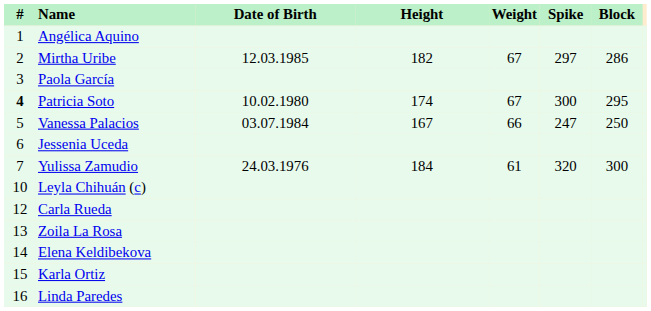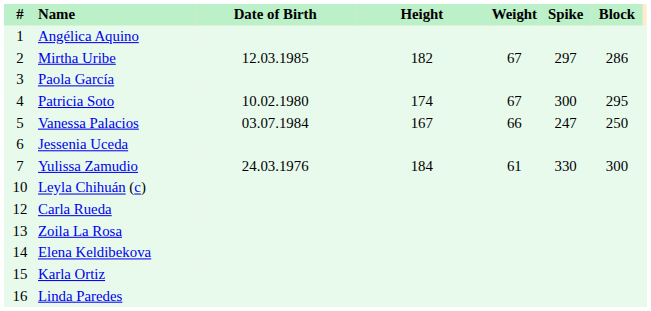(20, 101) bold -> (20, 101) normal
(566, 166) 320 -> (566, 166) 330
